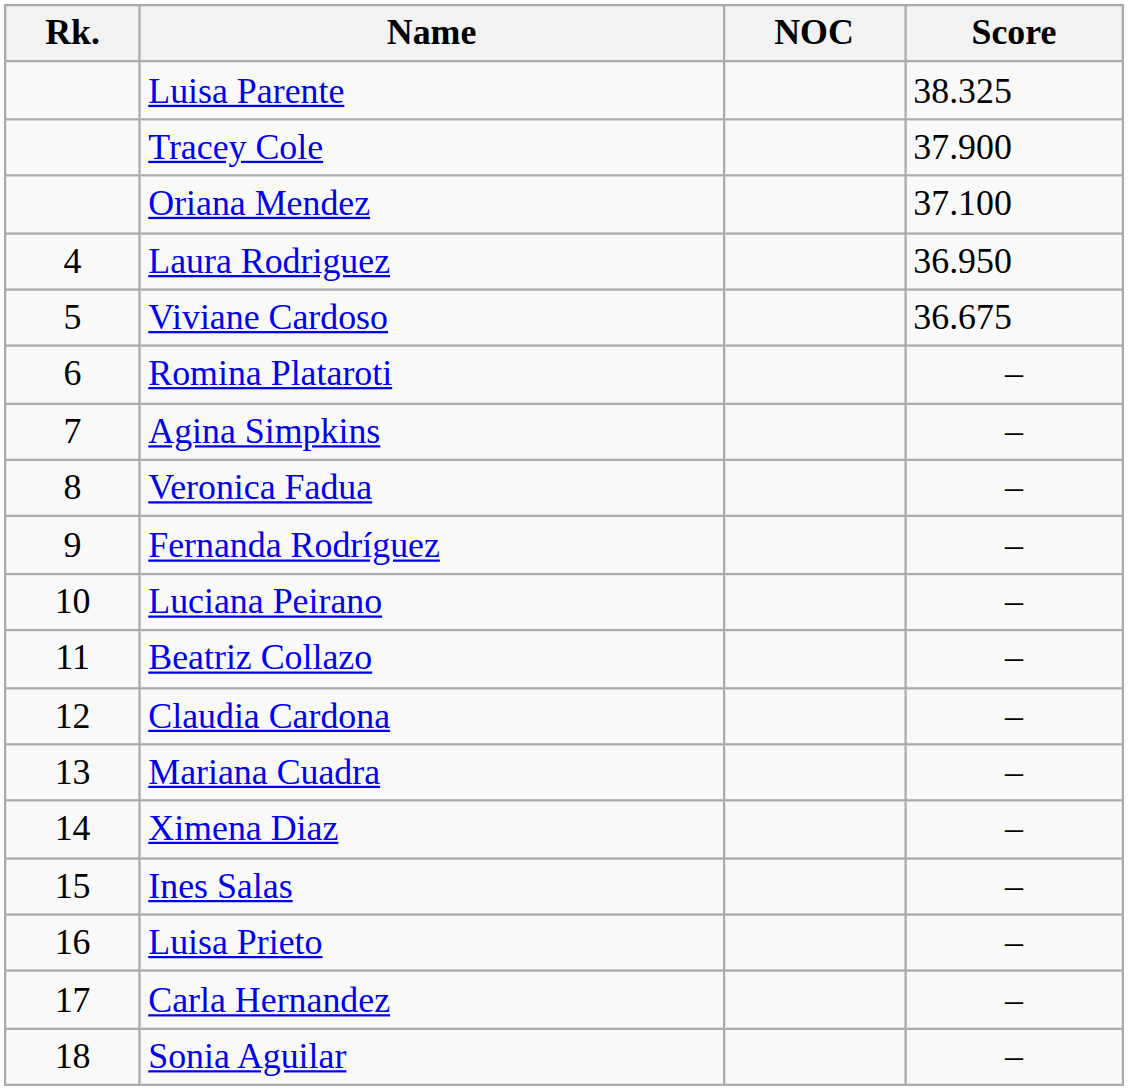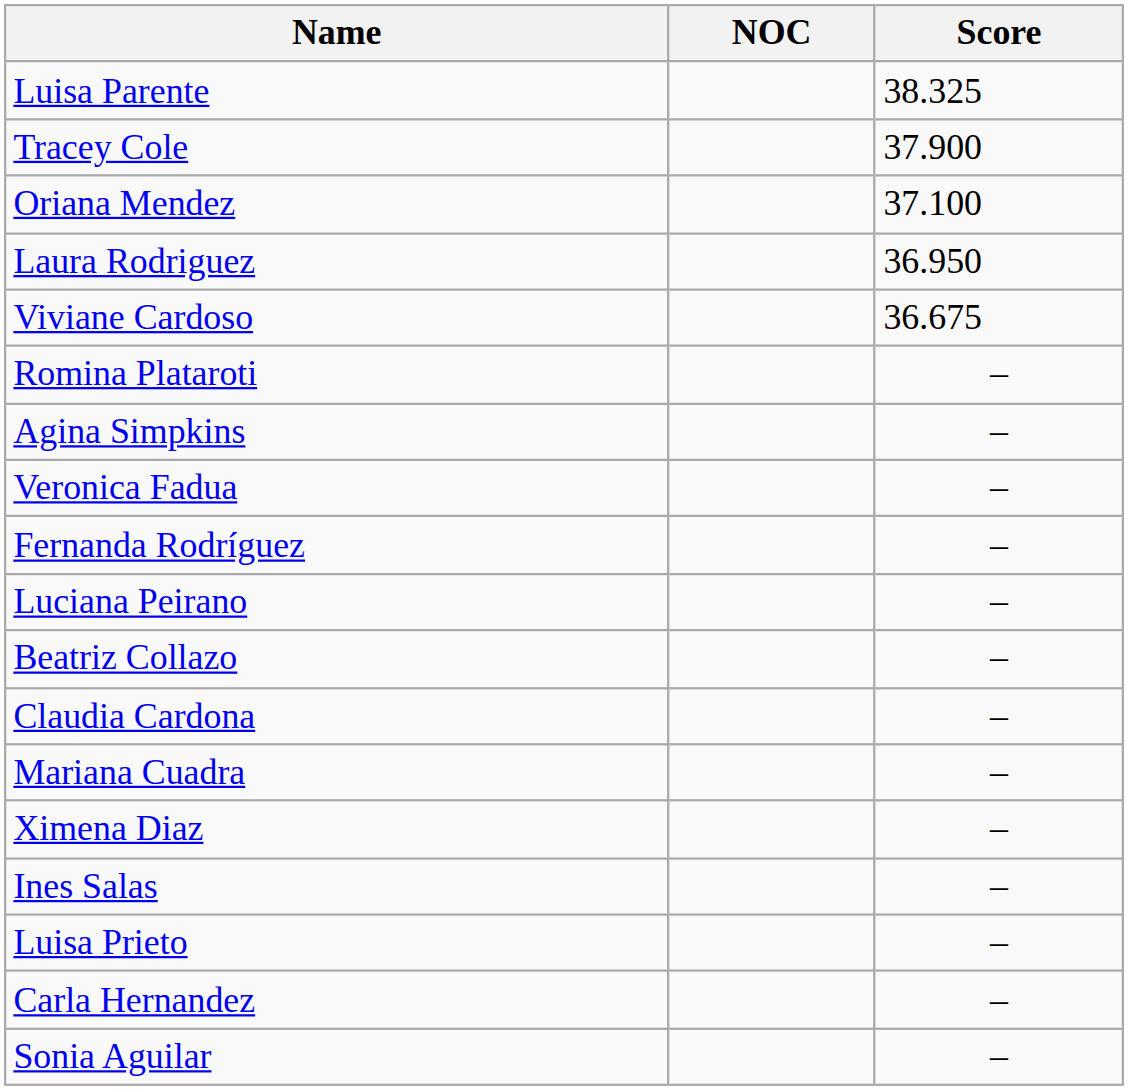- column: (73, 32)
